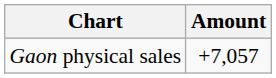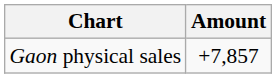(229, 55) +7,057 -> (229, 55) +7,857
